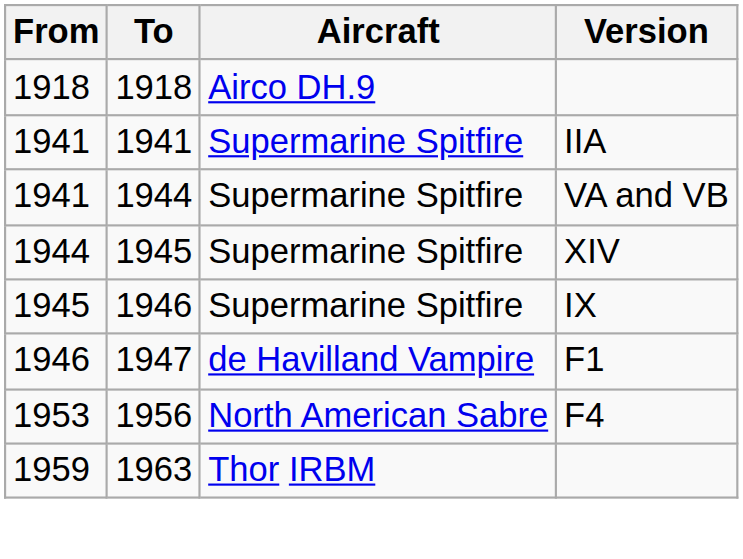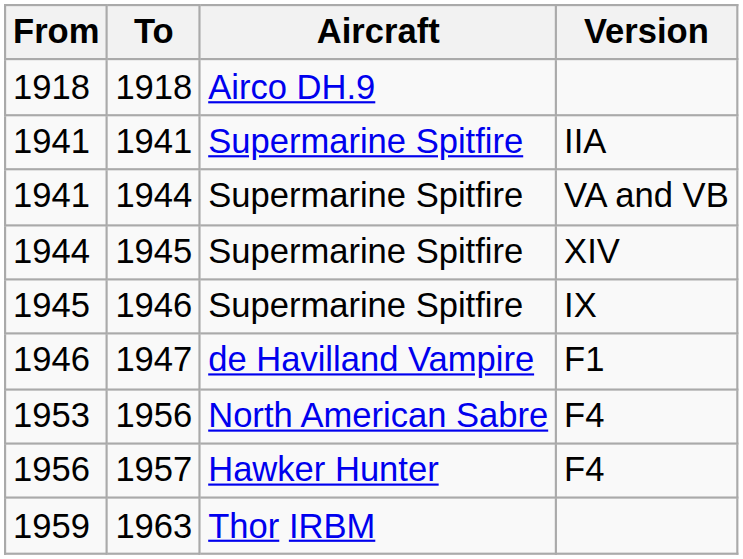+ row: (154, 470)
